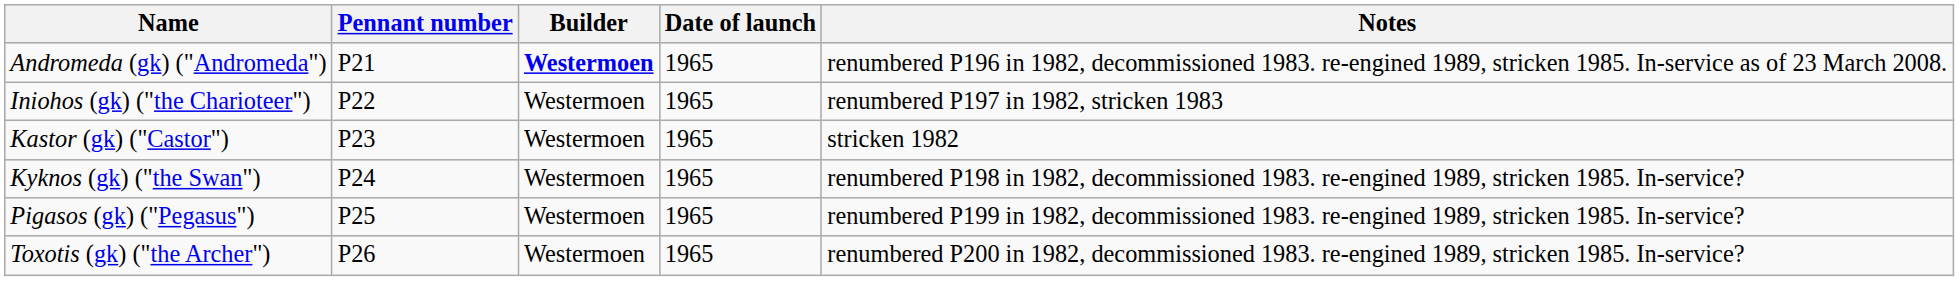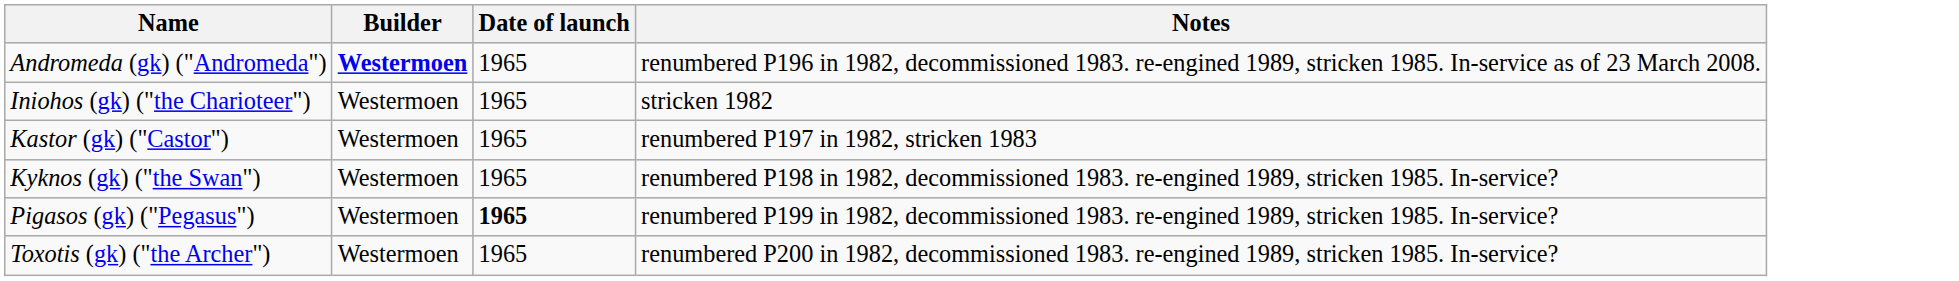- column: (425, 23)
(1025, 100) renumbered P197 in 1982, stricken 1983 -> (707, 100) stricken 1982
(893, 139) stricken 1982 -> (839, 139) renumbered P197 in 1982, stricken 1983
(689, 216) normal -> (503, 216) bold
